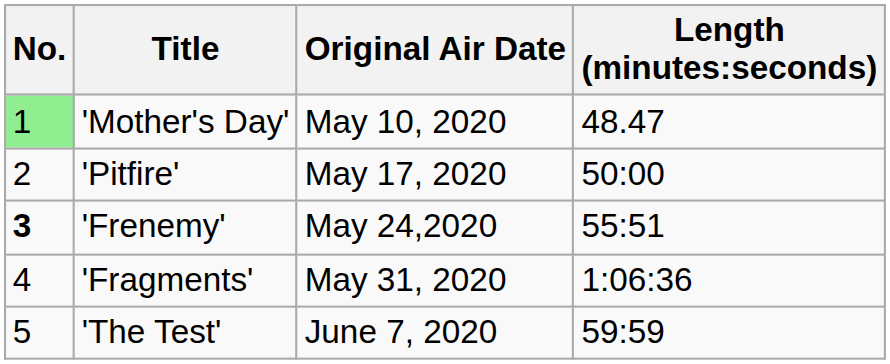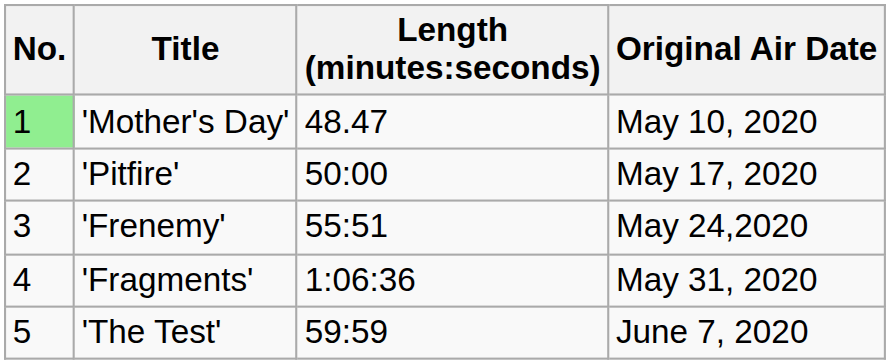columns swapped: (729, 49) <-> (435, 49)
(22, 226) bold -> (22, 226) normal
